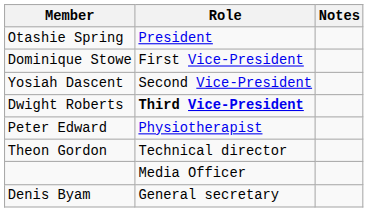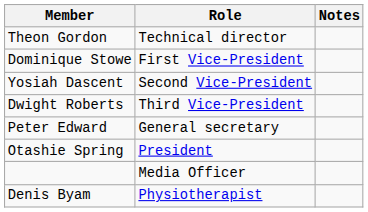rows swapped: (66, 38) <-> (57, 151)
(221, 106) bold -> (221, 106) normal
(200, 128) Physiotherapist -> (209, 128) General secretary
(209, 195) General secretary -> (200, 195) Physiotherapist
